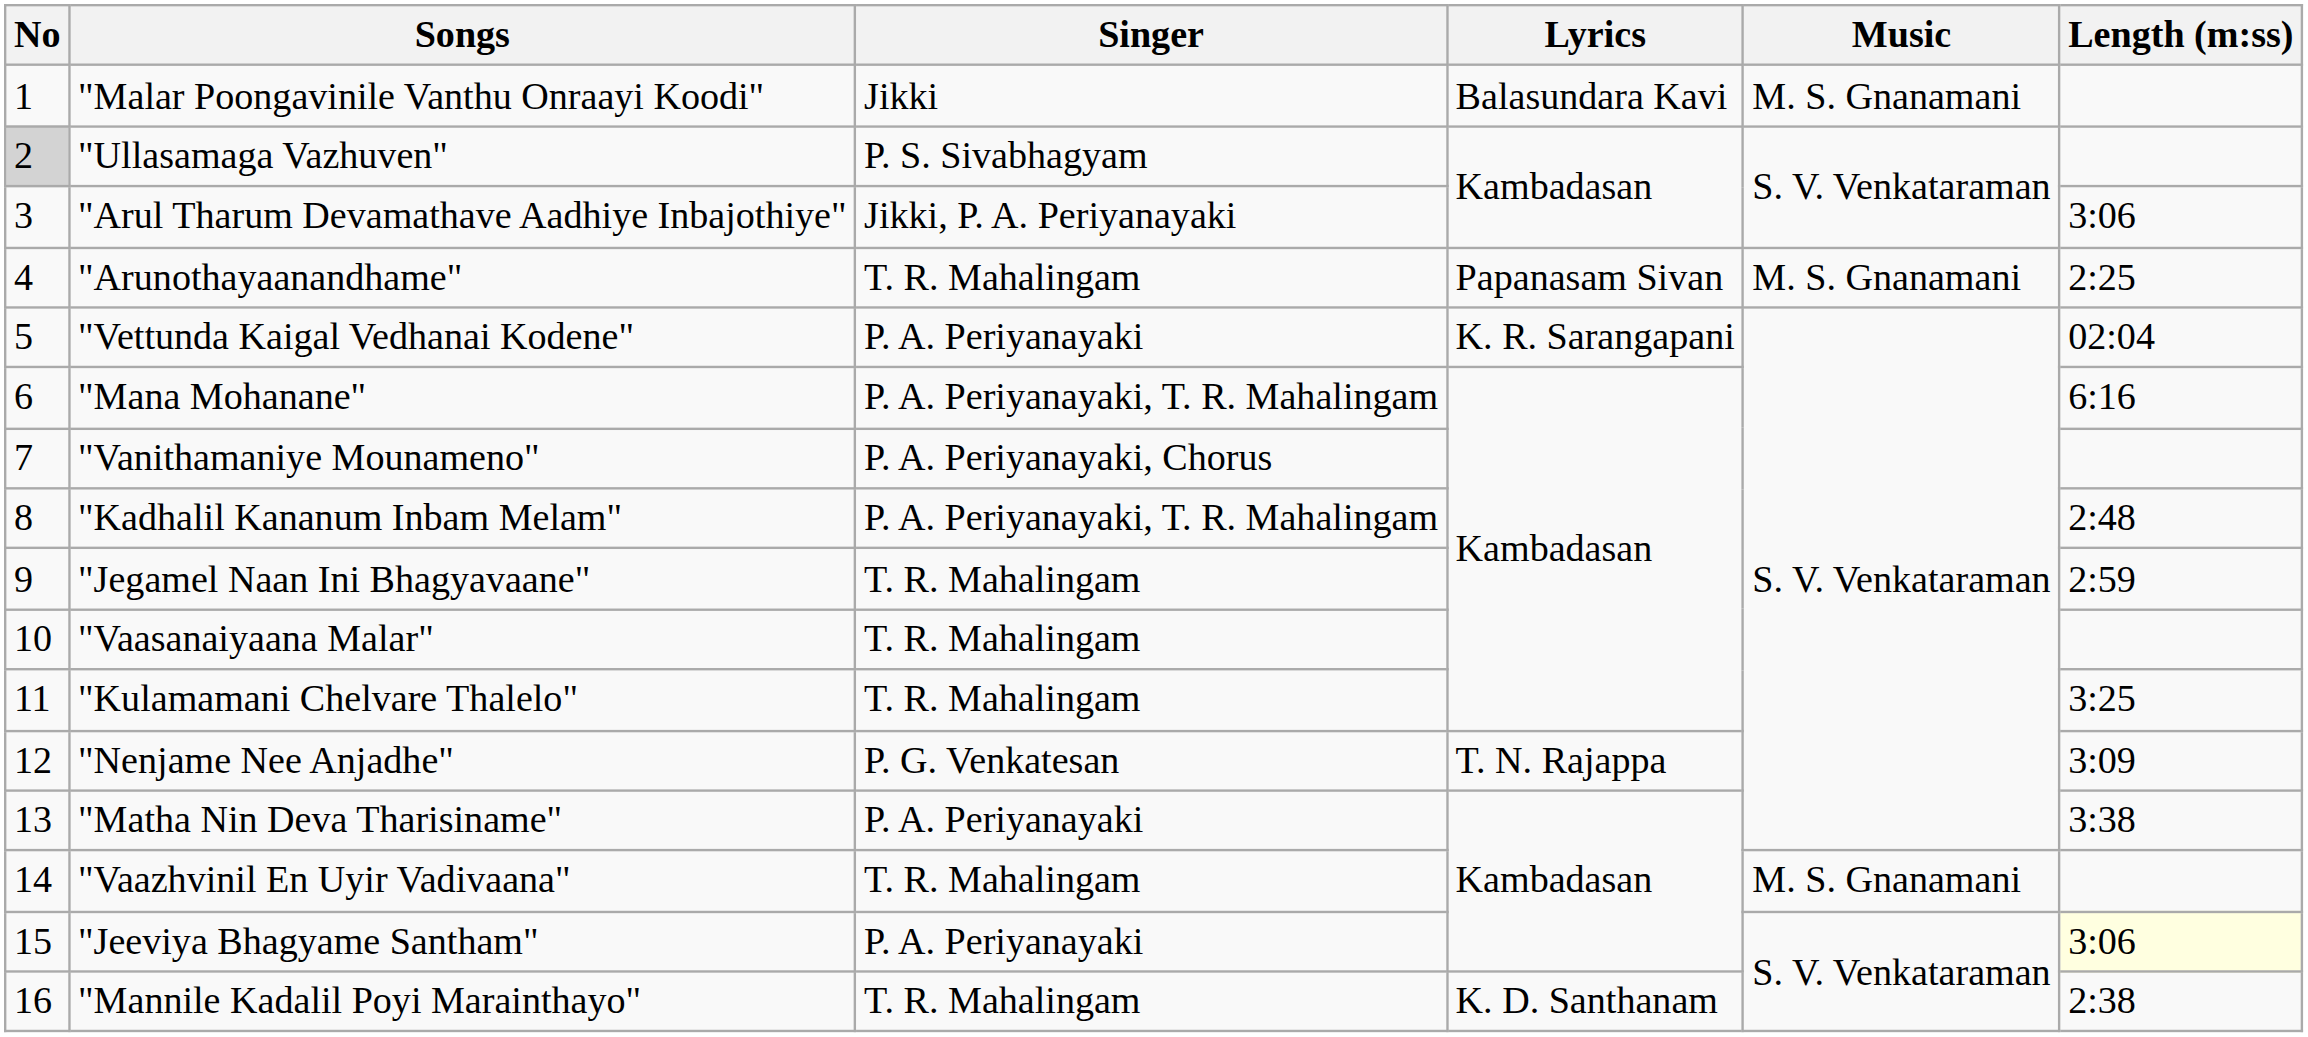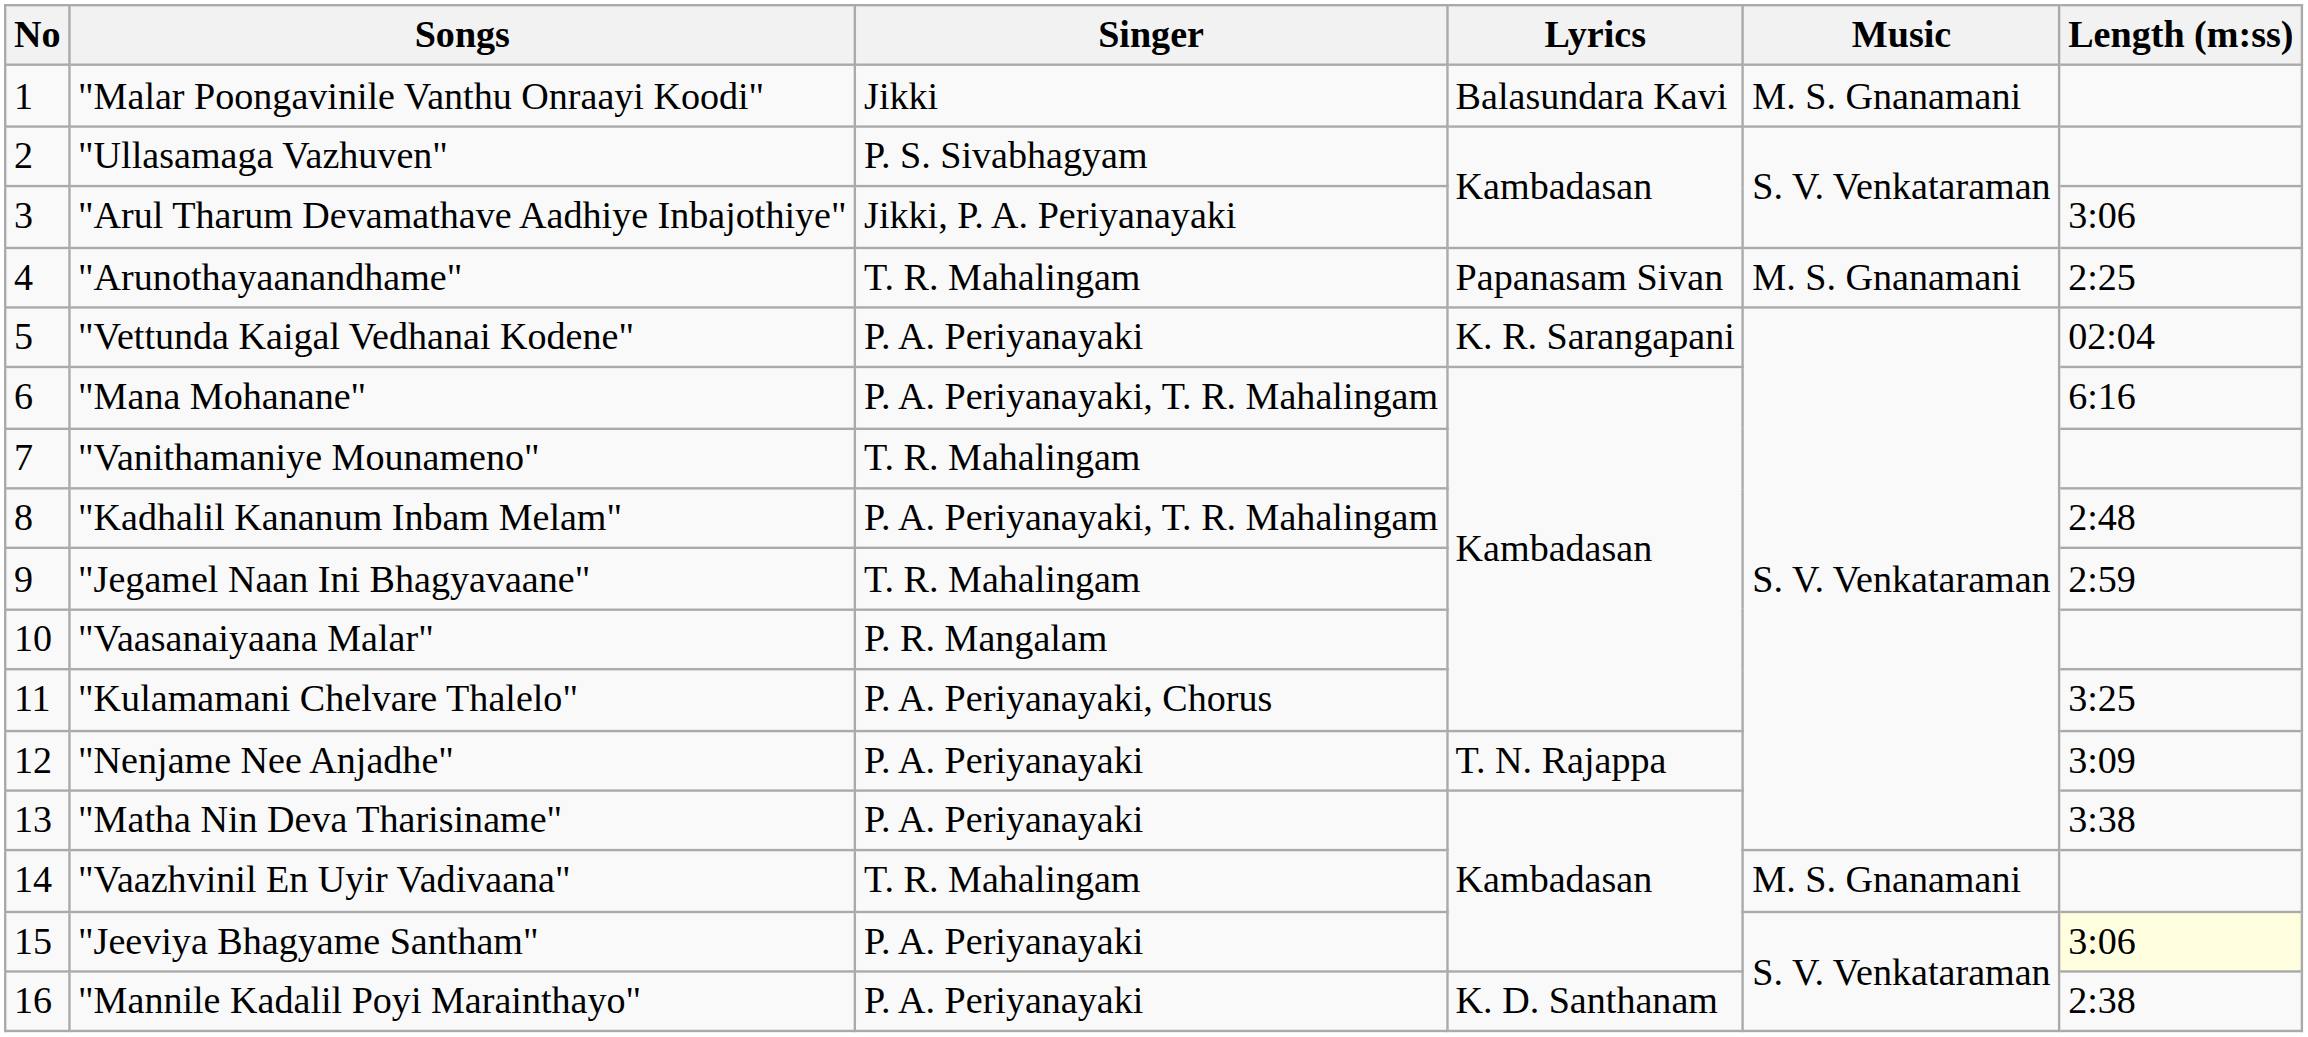(23, 155) lightgrey background -> (23, 155) no background
(1068, 457) P. A. Periyanayaki, Chorus -> (1002, 457) T. R. Mahalingam
(1002, 638) T. R. Mahalingam -> (986, 638) P. R. Mangalam
(1002, 699) T. R. Mahalingam -> (1068, 699) P. A. Periyanayaki, Chorus
(992, 759) P. G. Venkatesan -> (1004, 759) P. A. Periyanayaki
(1002, 1000) T. R. Mahalingam -> (1004, 1000) P. A. Periyanayaki
